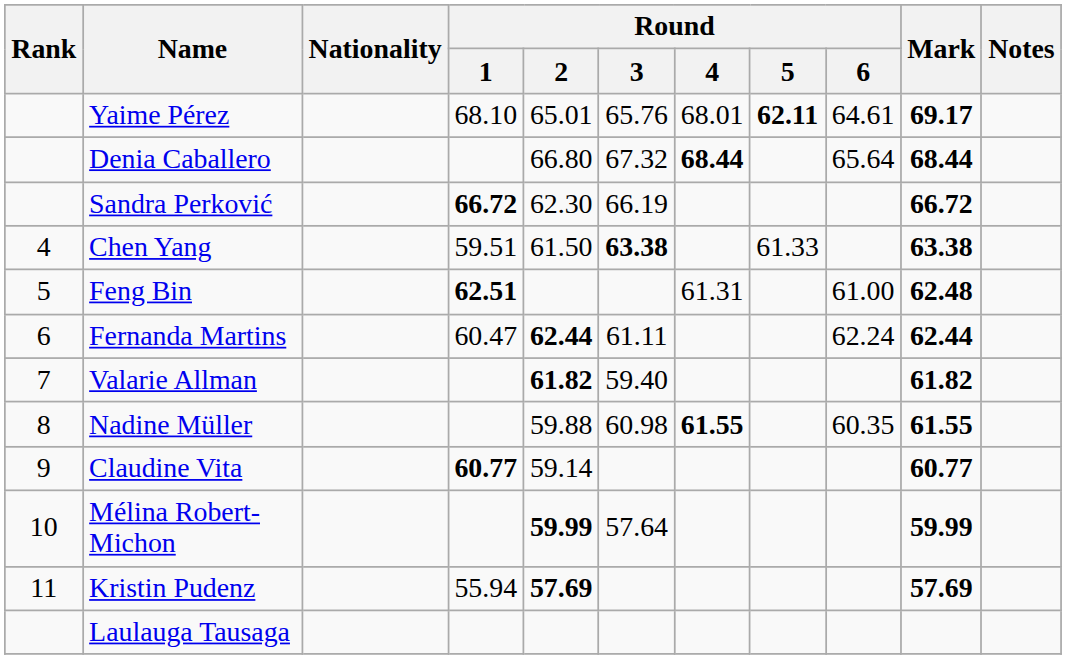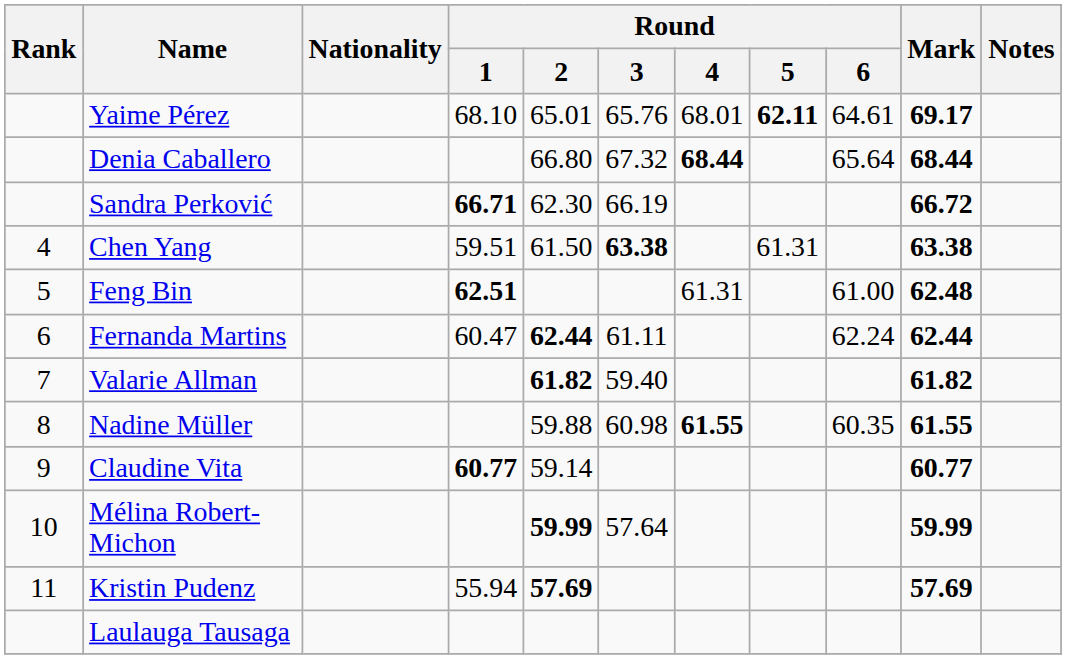(486, 203) 66.72 -> (486, 203) 66.71
(788, 247) 61.33 -> (788, 247) 61.31
